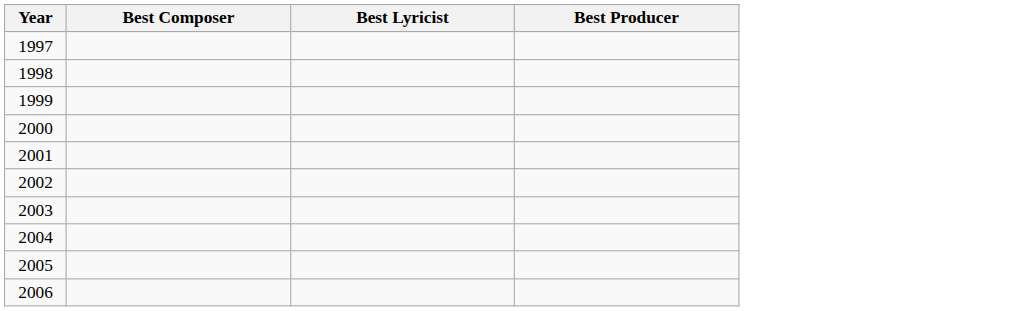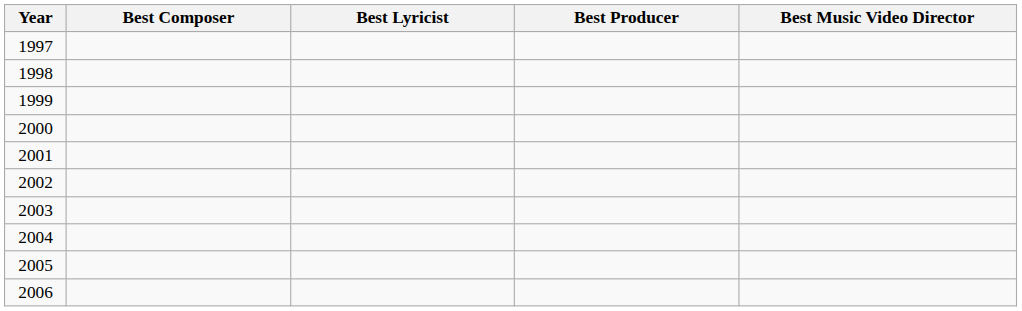+ column: (877, 18)
